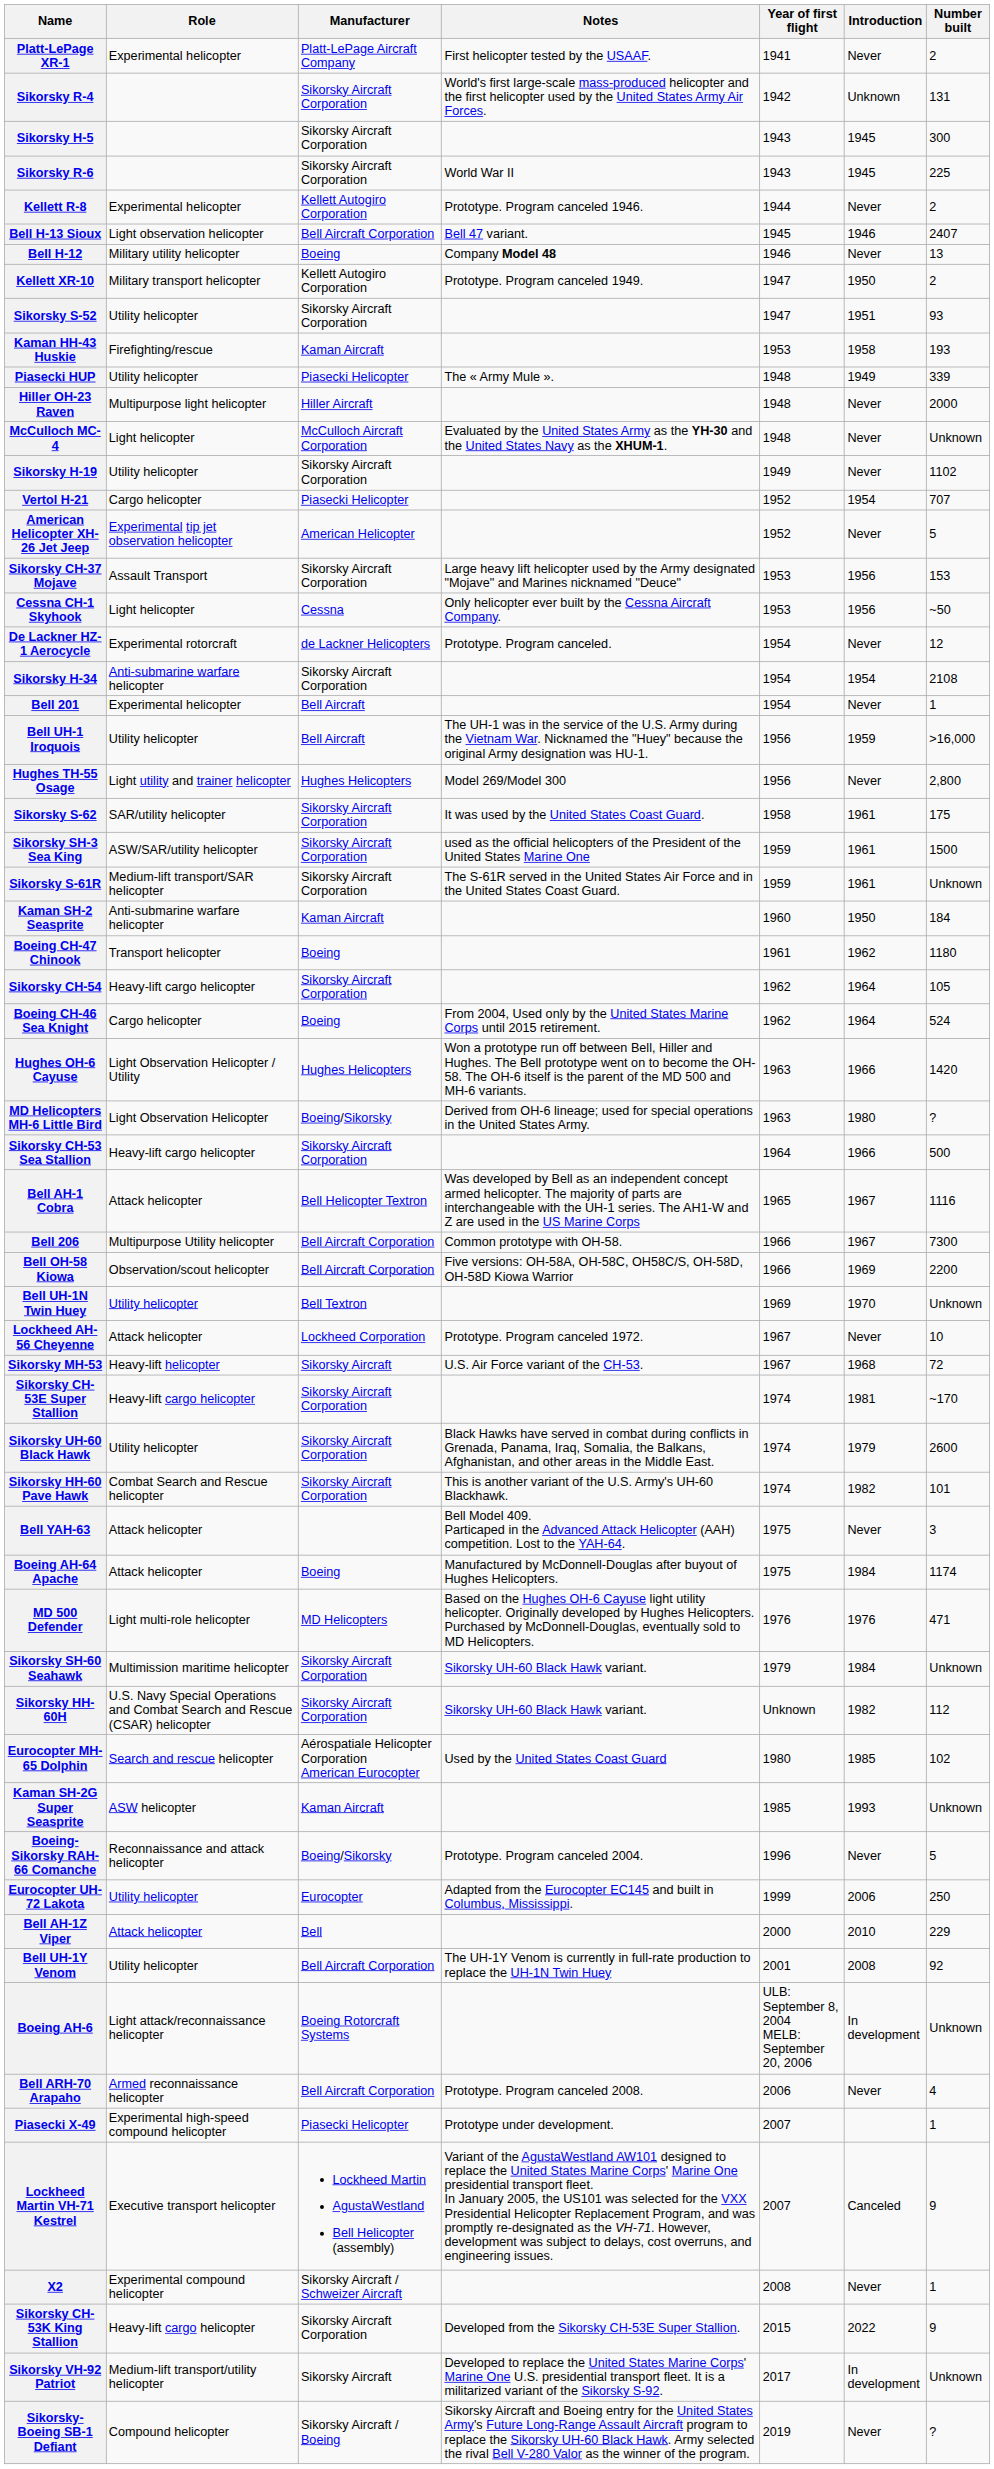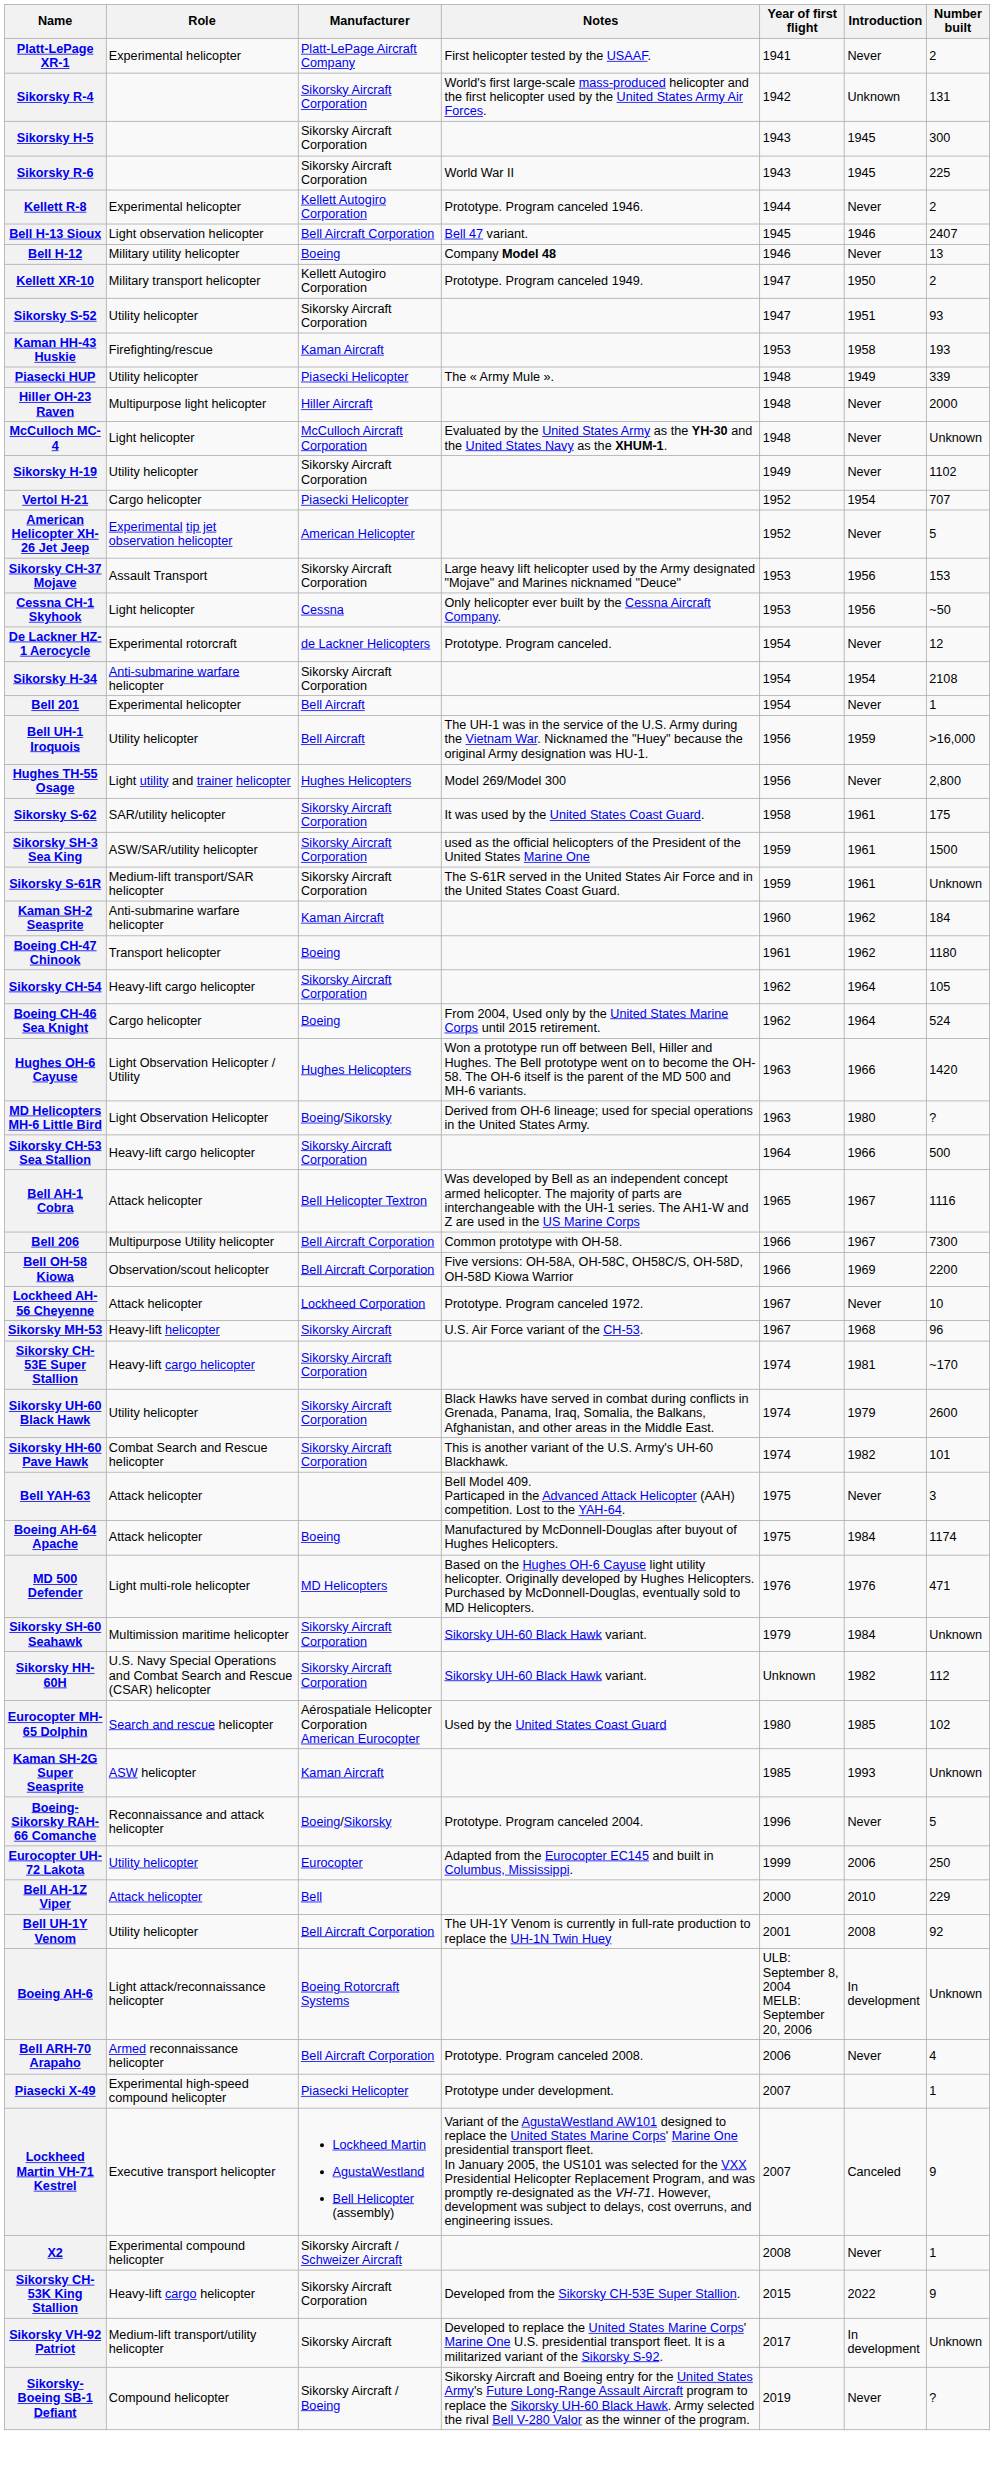(862, 918) 1950 -> (862, 918) 1962
- row: (55, 1303)
(936, 1365) 72 -> (936, 1330) 96
